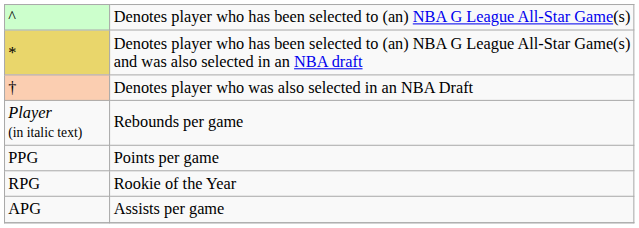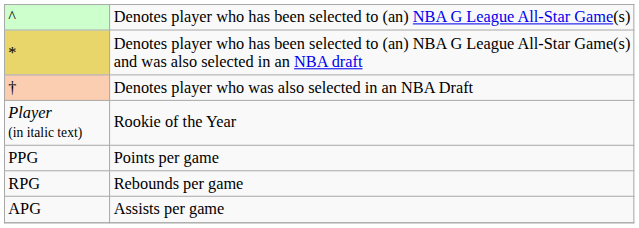(179, 122) Rebounds per game -> (175, 122) Rookie of the Year
(175, 183) Rookie of the Year -> (179, 183) Rebounds per game
